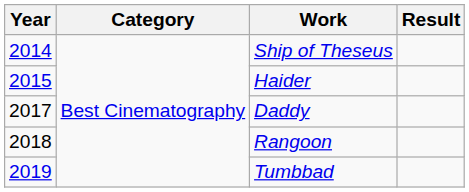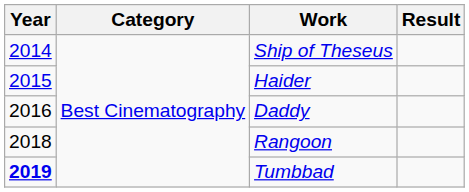(30, 111) 2017 -> (30, 111) 2016
(30, 171) normal -> (30, 171) bold
